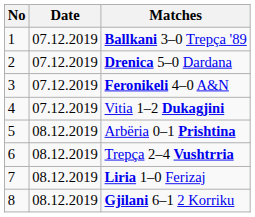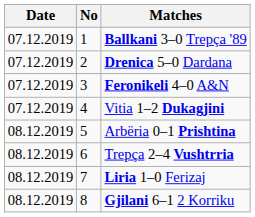columns swapped: (17, 16) <-> (65, 16)
